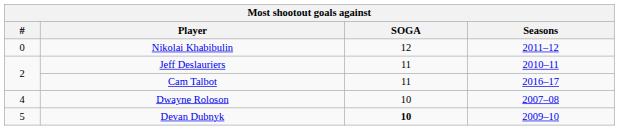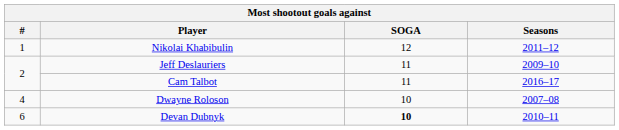(22, 47) 0 -> (22, 47) 1
(541, 65) 2010–11 -> (541, 65) 2009–10
(22, 117) 5 -> (22, 117) 6
(541, 117) 2009–10 -> (541, 117) 2010–11
